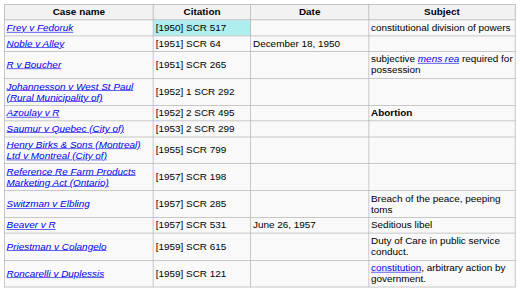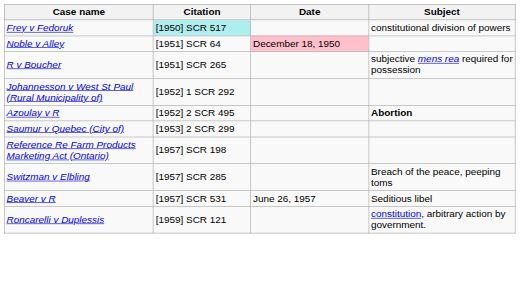(297, 43) no background -> (297, 43) pink background
- row: (74, 150)
- row: (56, 246)
